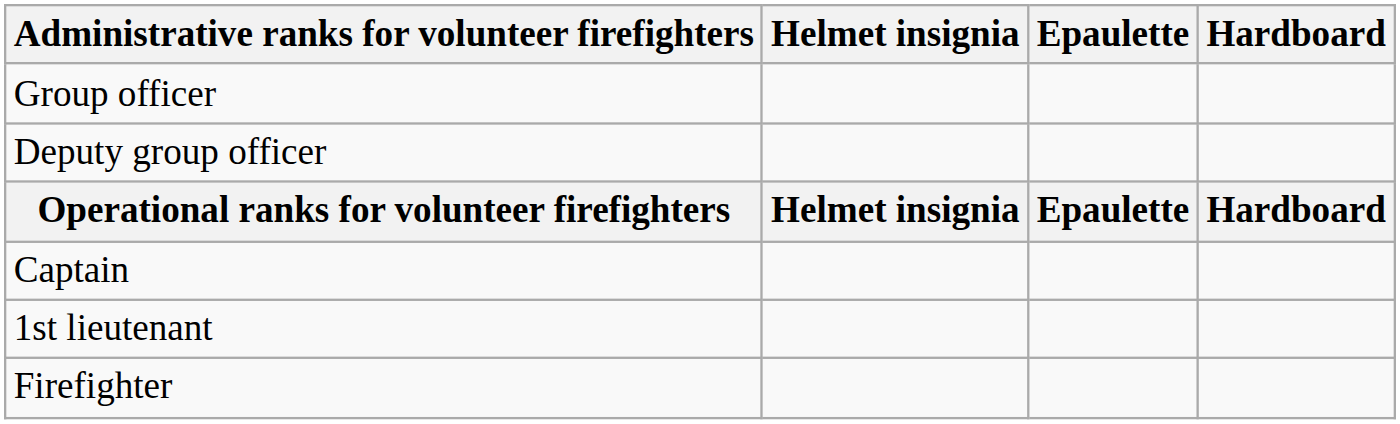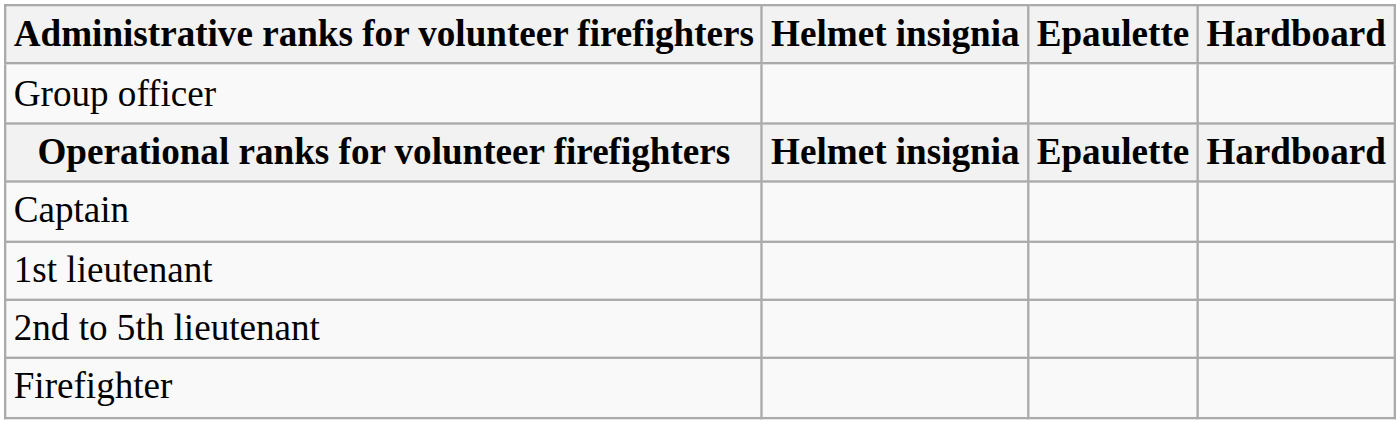- row: (170, 151)
+ row: (167, 328)
